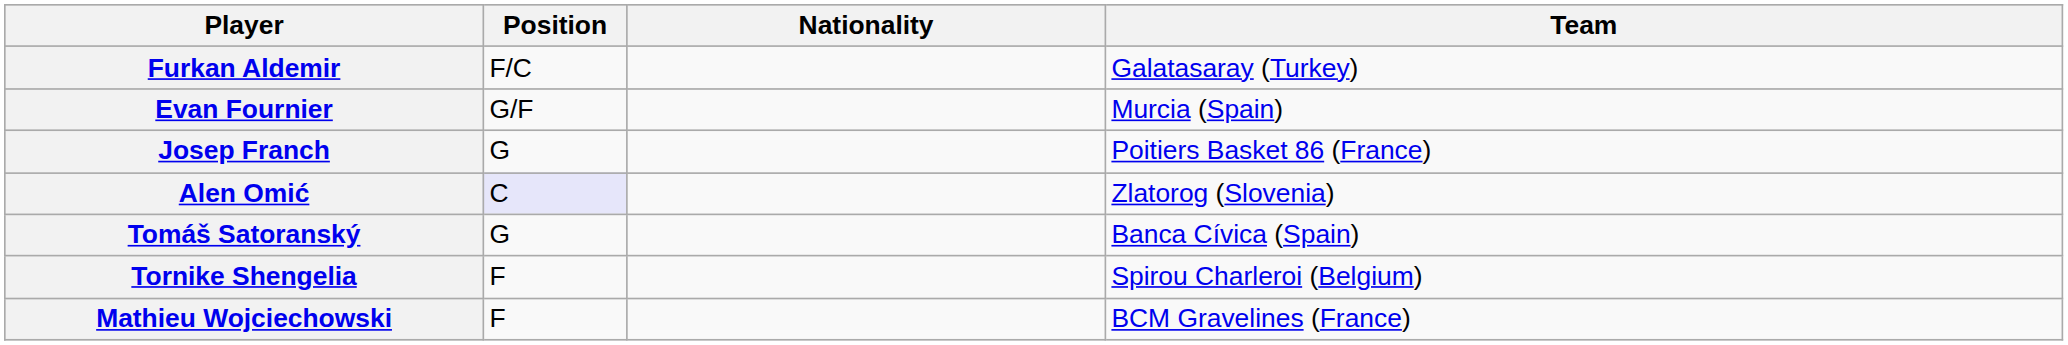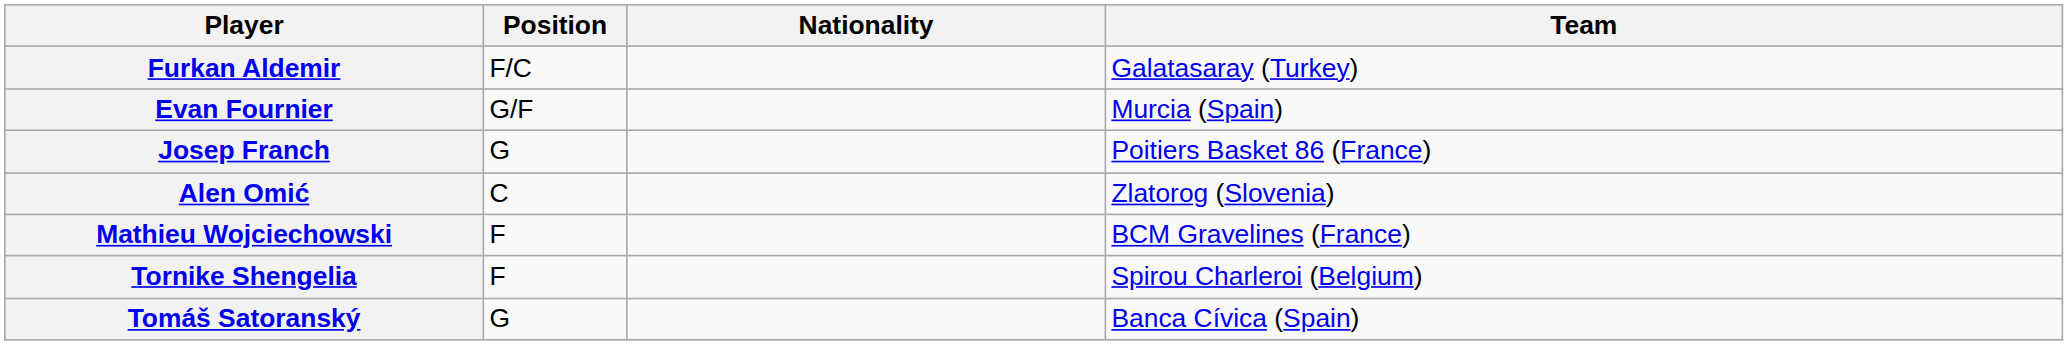(499, 192) lavender background -> (499, 192) no background
rows swapped: (244, 234) <-> (244, 318)
